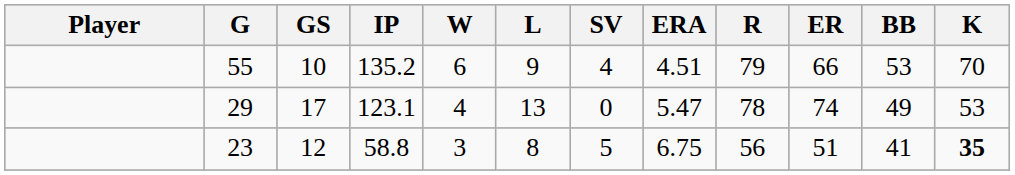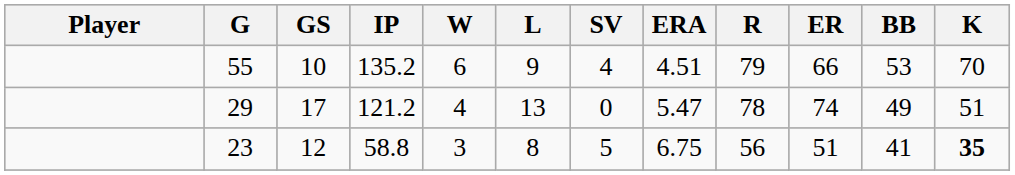(386, 107) 123.1 -> (386, 107) 121.2
(972, 107) 53 -> (972, 107) 51
